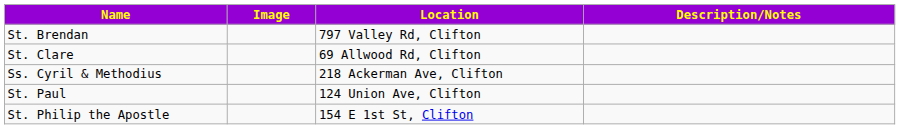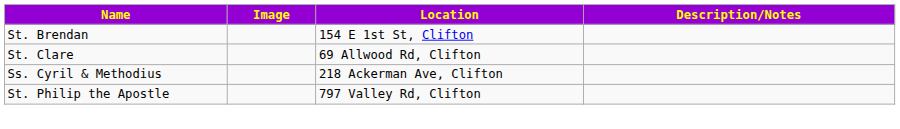(400, 34) 797 Valley Rd, Clifton -> (396, 34) 154 E 1st St, Clifton
- row: (37, 94)
(396, 114) 154 E 1st St, Clifton -> (400, 94) 797 Valley Rd, Clifton
